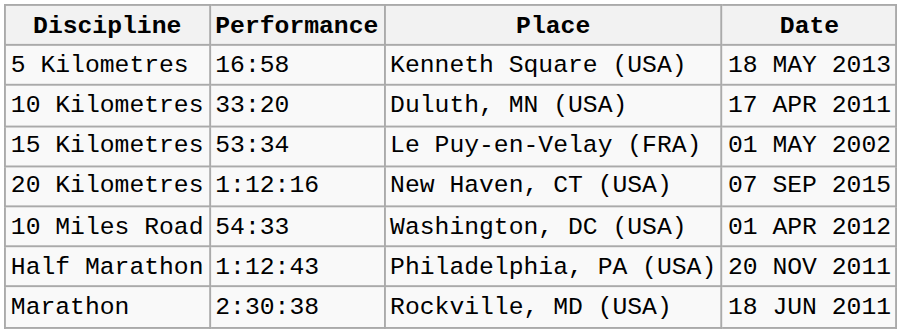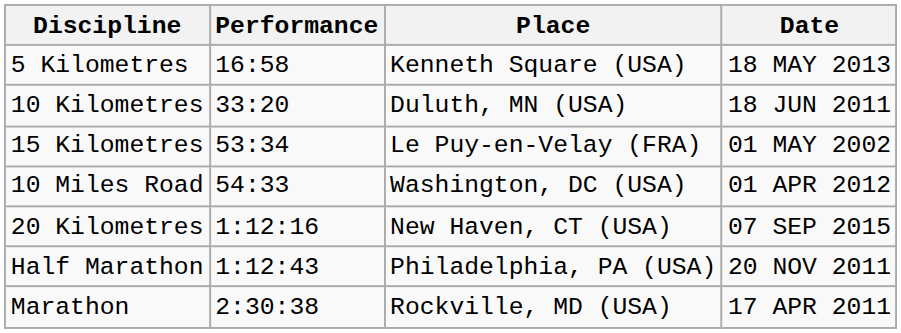(810, 106) 17 APR 2011 -> (810, 106) 18 JUN 2011
rows swapped: (107, 226) <-> (107, 186)
(810, 307) 18 JUN 2011 -> (810, 307) 17 APR 2011
